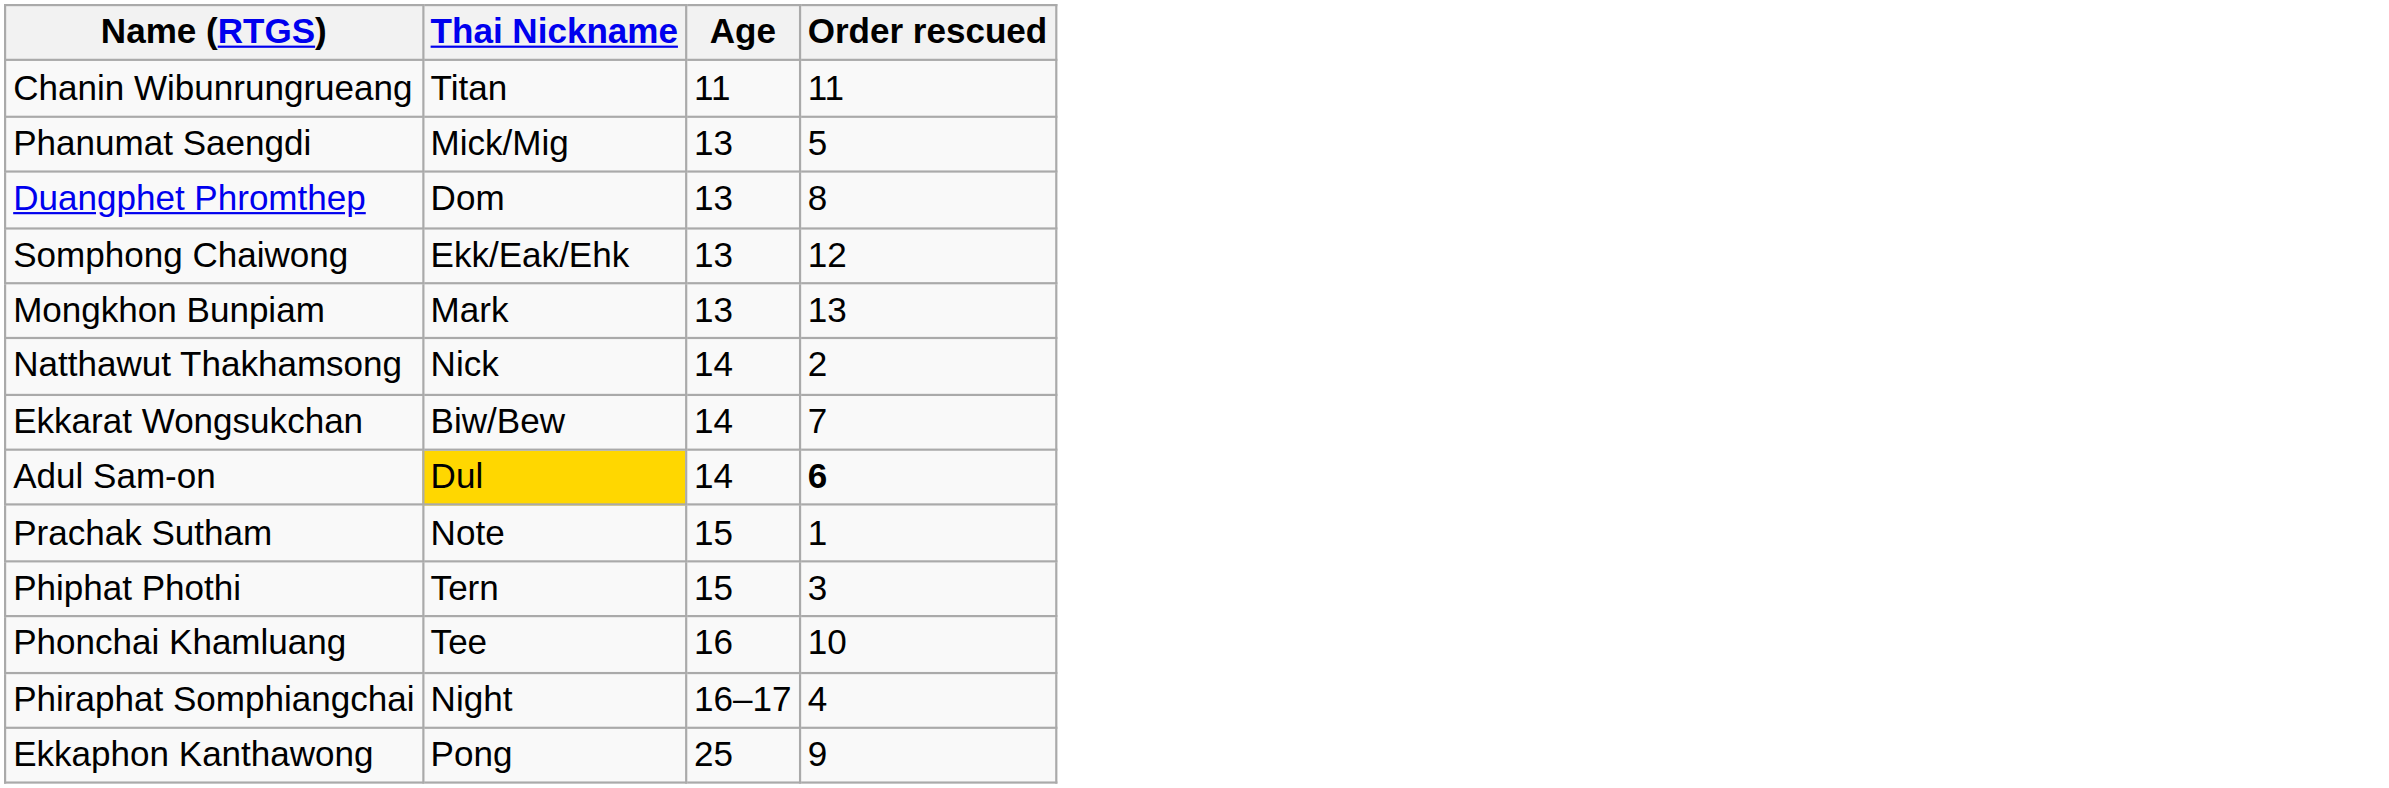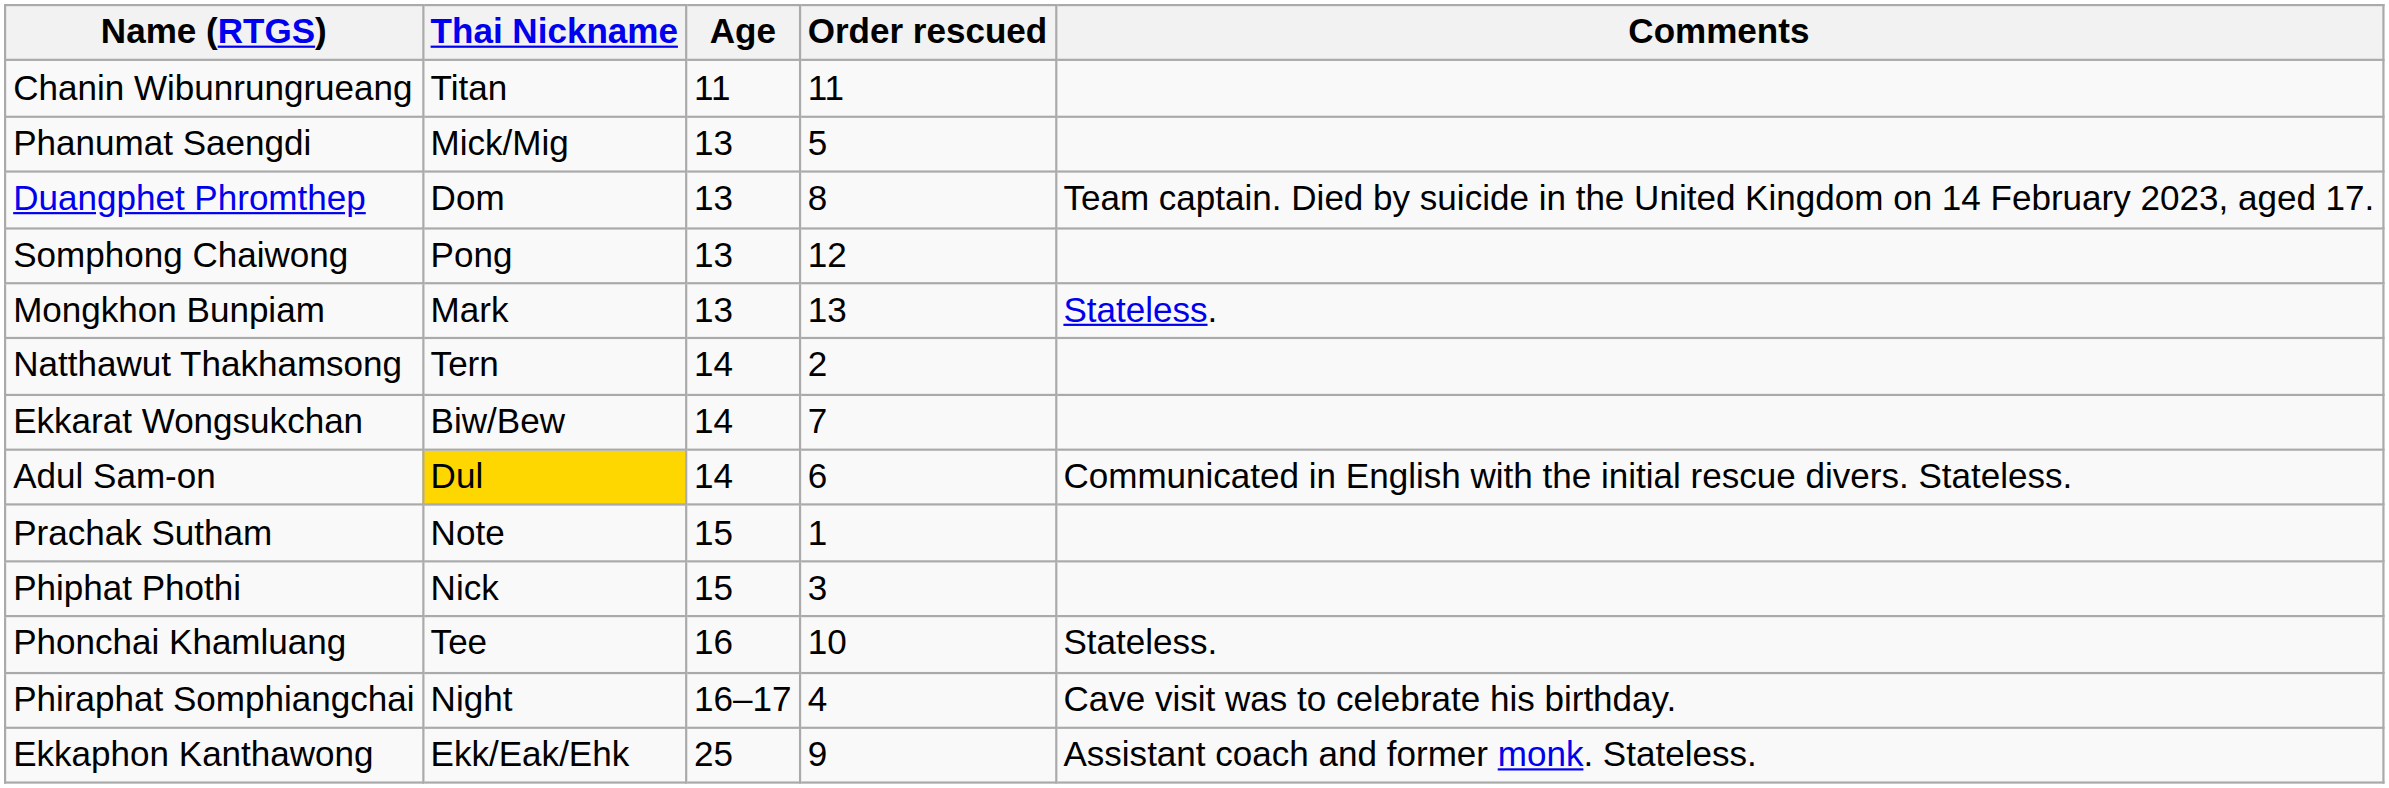+ column: (1719, 32)
(530, 254) Ekk/Eak/Ehk -> (472, 254) Pong
(465, 365) Nick -> (465, 365) Tern
(817, 476) bold -> (817, 476) normal
(465, 587) Tern -> (465, 587) Nick
(472, 754) Pong -> (530, 754) Ekk/Eak/Ehk
